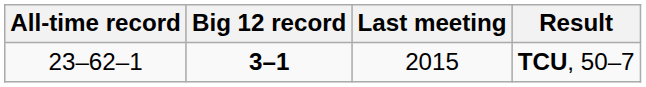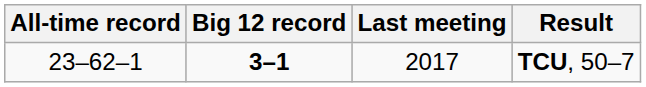(432, 61) 2015 -> (432, 61) 2017
